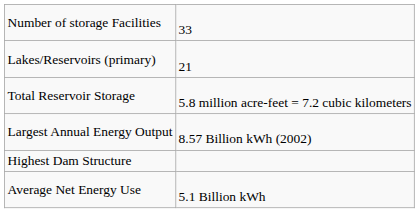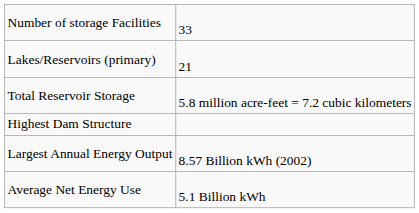rows swapped: (69, 160) <-> (90, 132)
